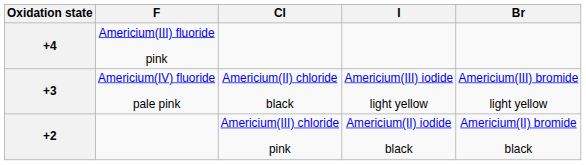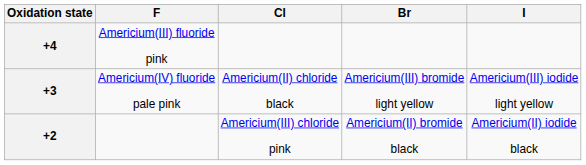columns swapped: (518, 13) <-> (399, 13)
